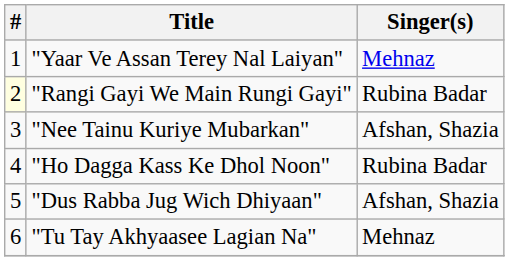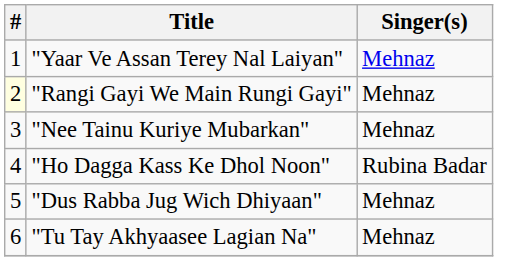(424, 93) Rubina Badar -> (398, 93) Mehnaz
(430, 129) Afshan, Shazia -> (398, 129) Mehnaz
(430, 201) Afshan, Shazia -> (398, 201) Mehnaz
